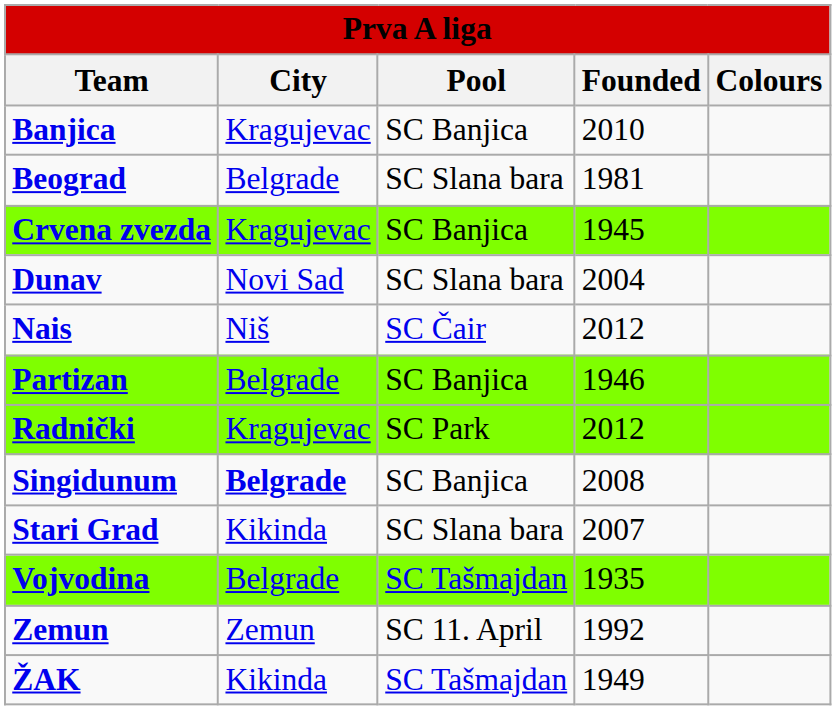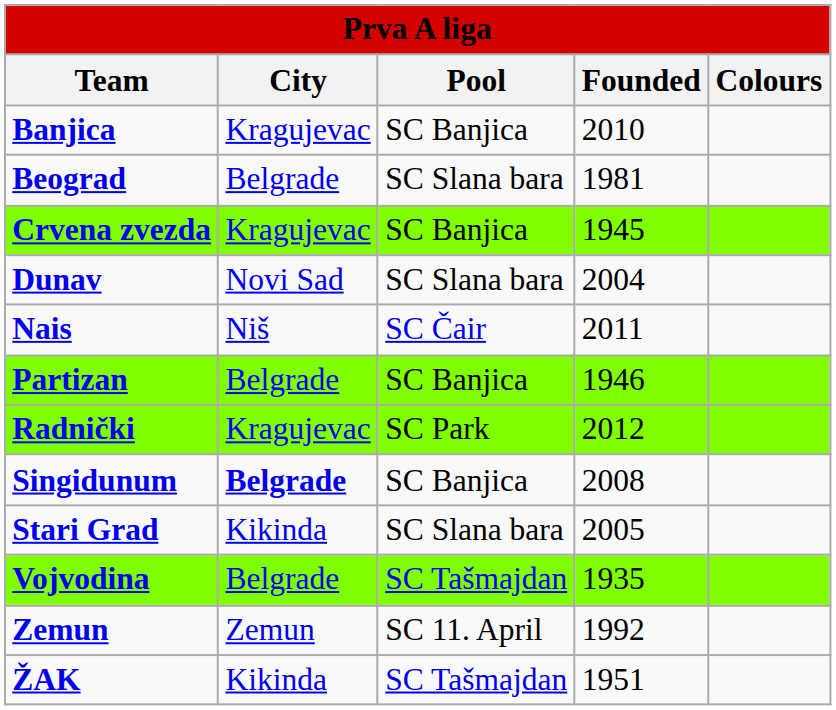(641, 330) 2012 -> (641, 330) 2011
(641, 530) 2007 -> (641, 530) 2005
(641, 680) 1949 -> (641, 680) 1951
